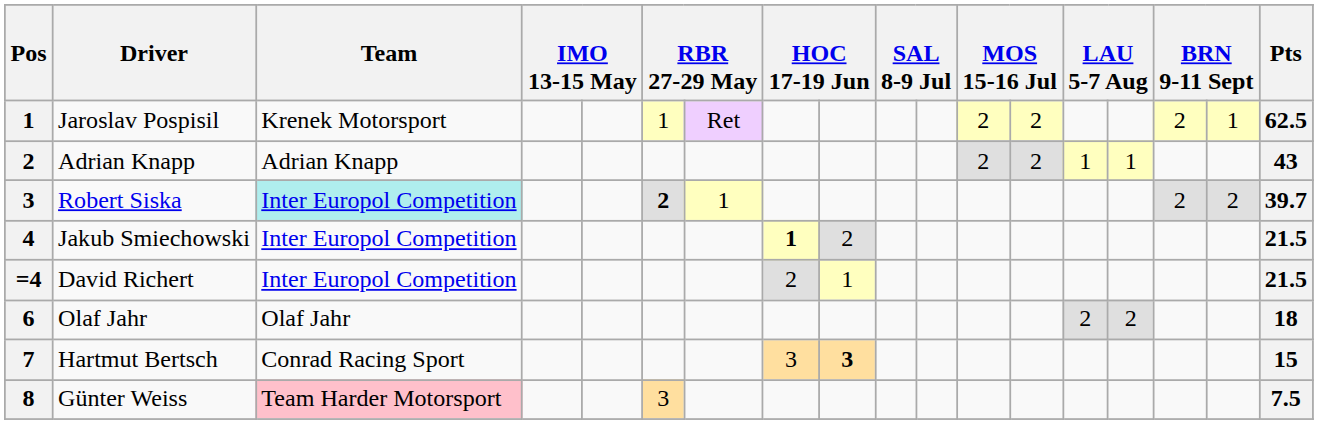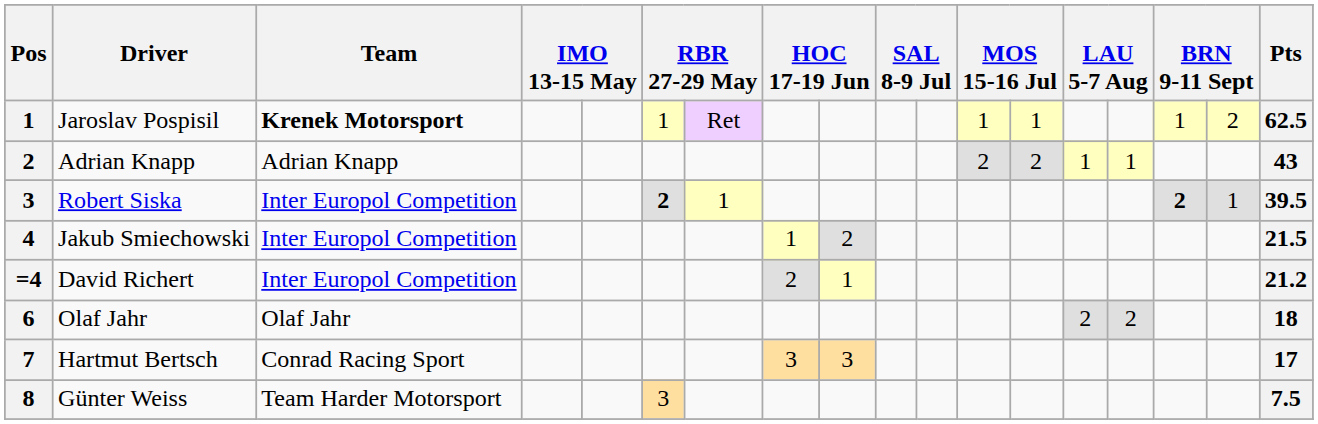(354, 120) normal -> (362, 120) bold
(983, 120) 2 -> (983, 120) 1
(1036, 120) 2 -> (1036, 120) 1
(1180, 120) 2 -> (1180, 120) 1
(1233, 120) 1 -> (1233, 120) 2
(389, 199) paleturquoise background -> (389, 199) no background
(1180, 199) normal -> (1180, 199) bold
(1233, 199) 2 -> (1233, 199) 1
(1286, 199) 39.7 -> (1286, 199) 39.5
(791, 239) bold -> (791, 239) normal
(1286, 279) 21.5 -> (1286, 279) 21.2
(847, 358) bold -> (847, 358) normal
(1286, 358) 15 -> (1286, 358) 17
(381, 398) pink background -> (381, 398) no background
